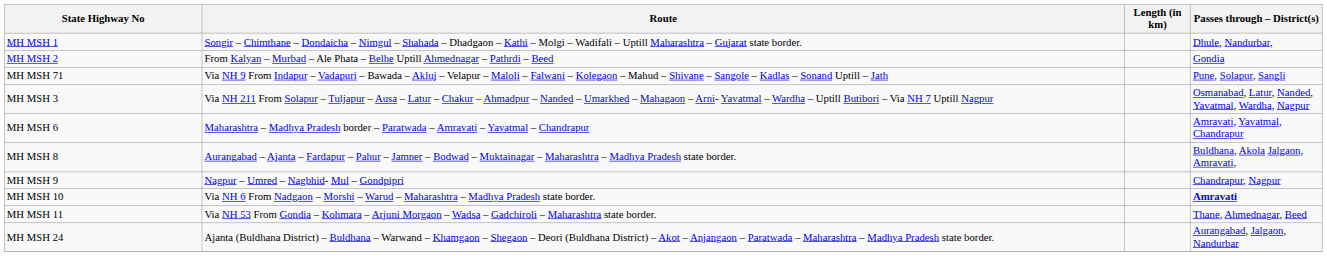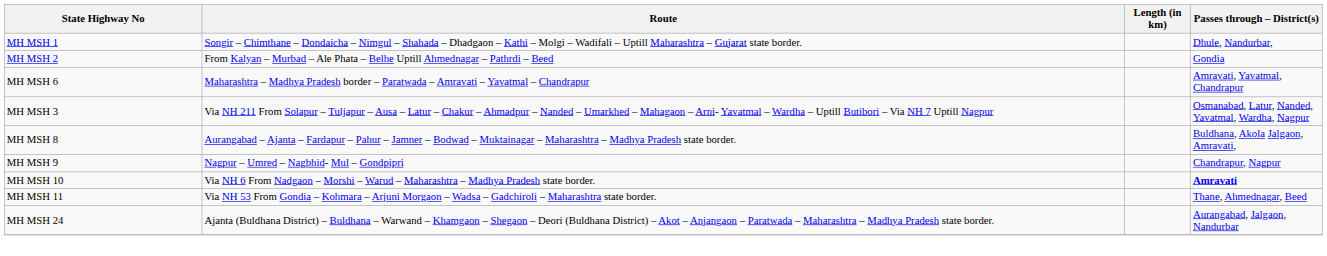- row: (35, 76)
rows swapped: (32, 99) <-> (32, 128)
